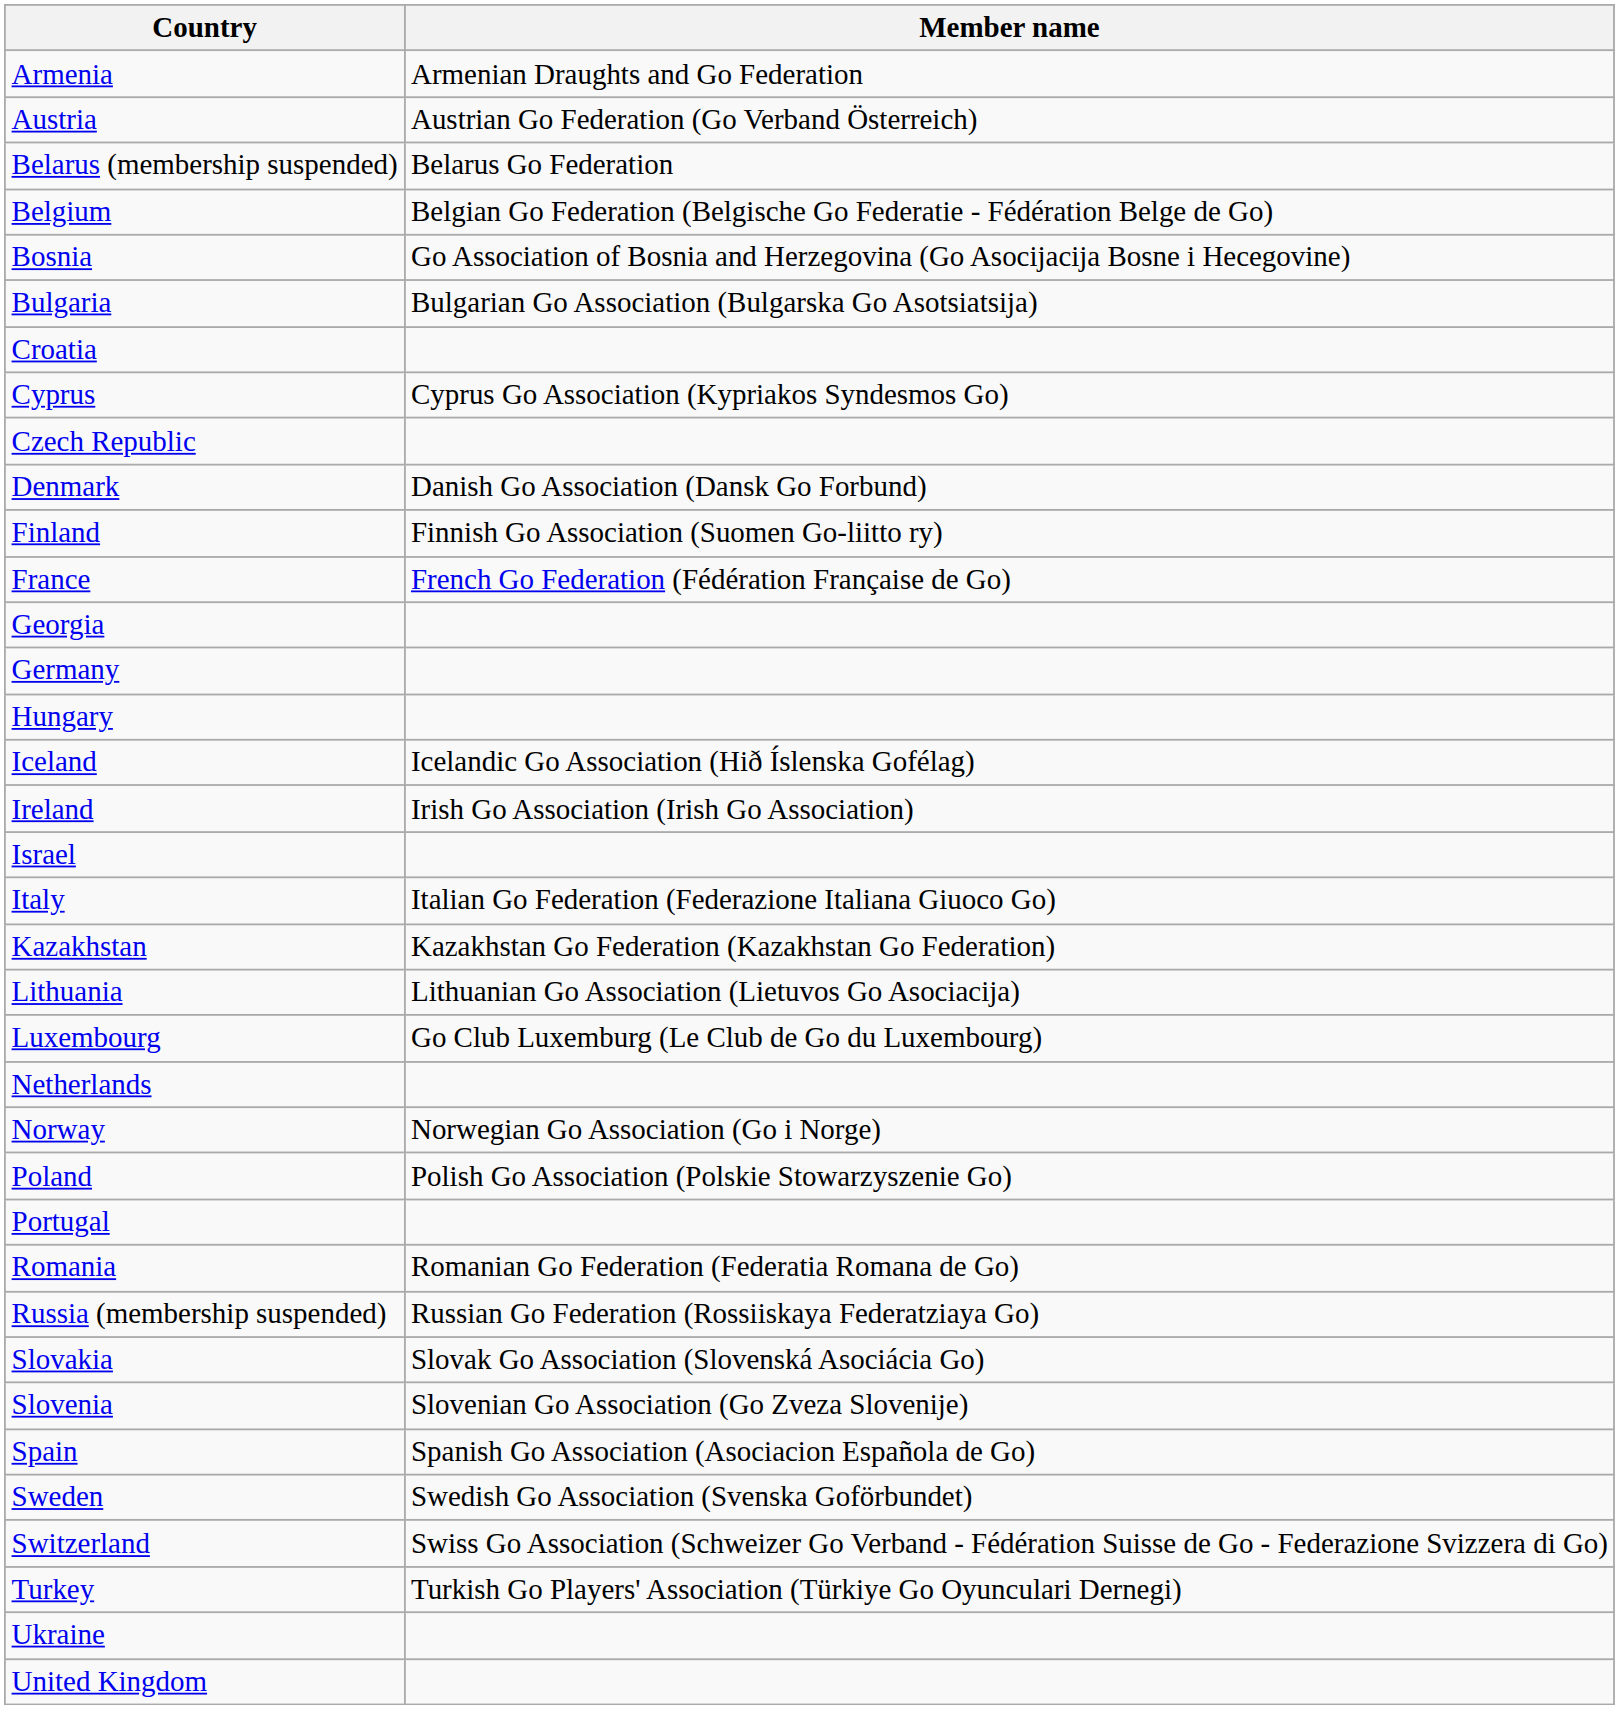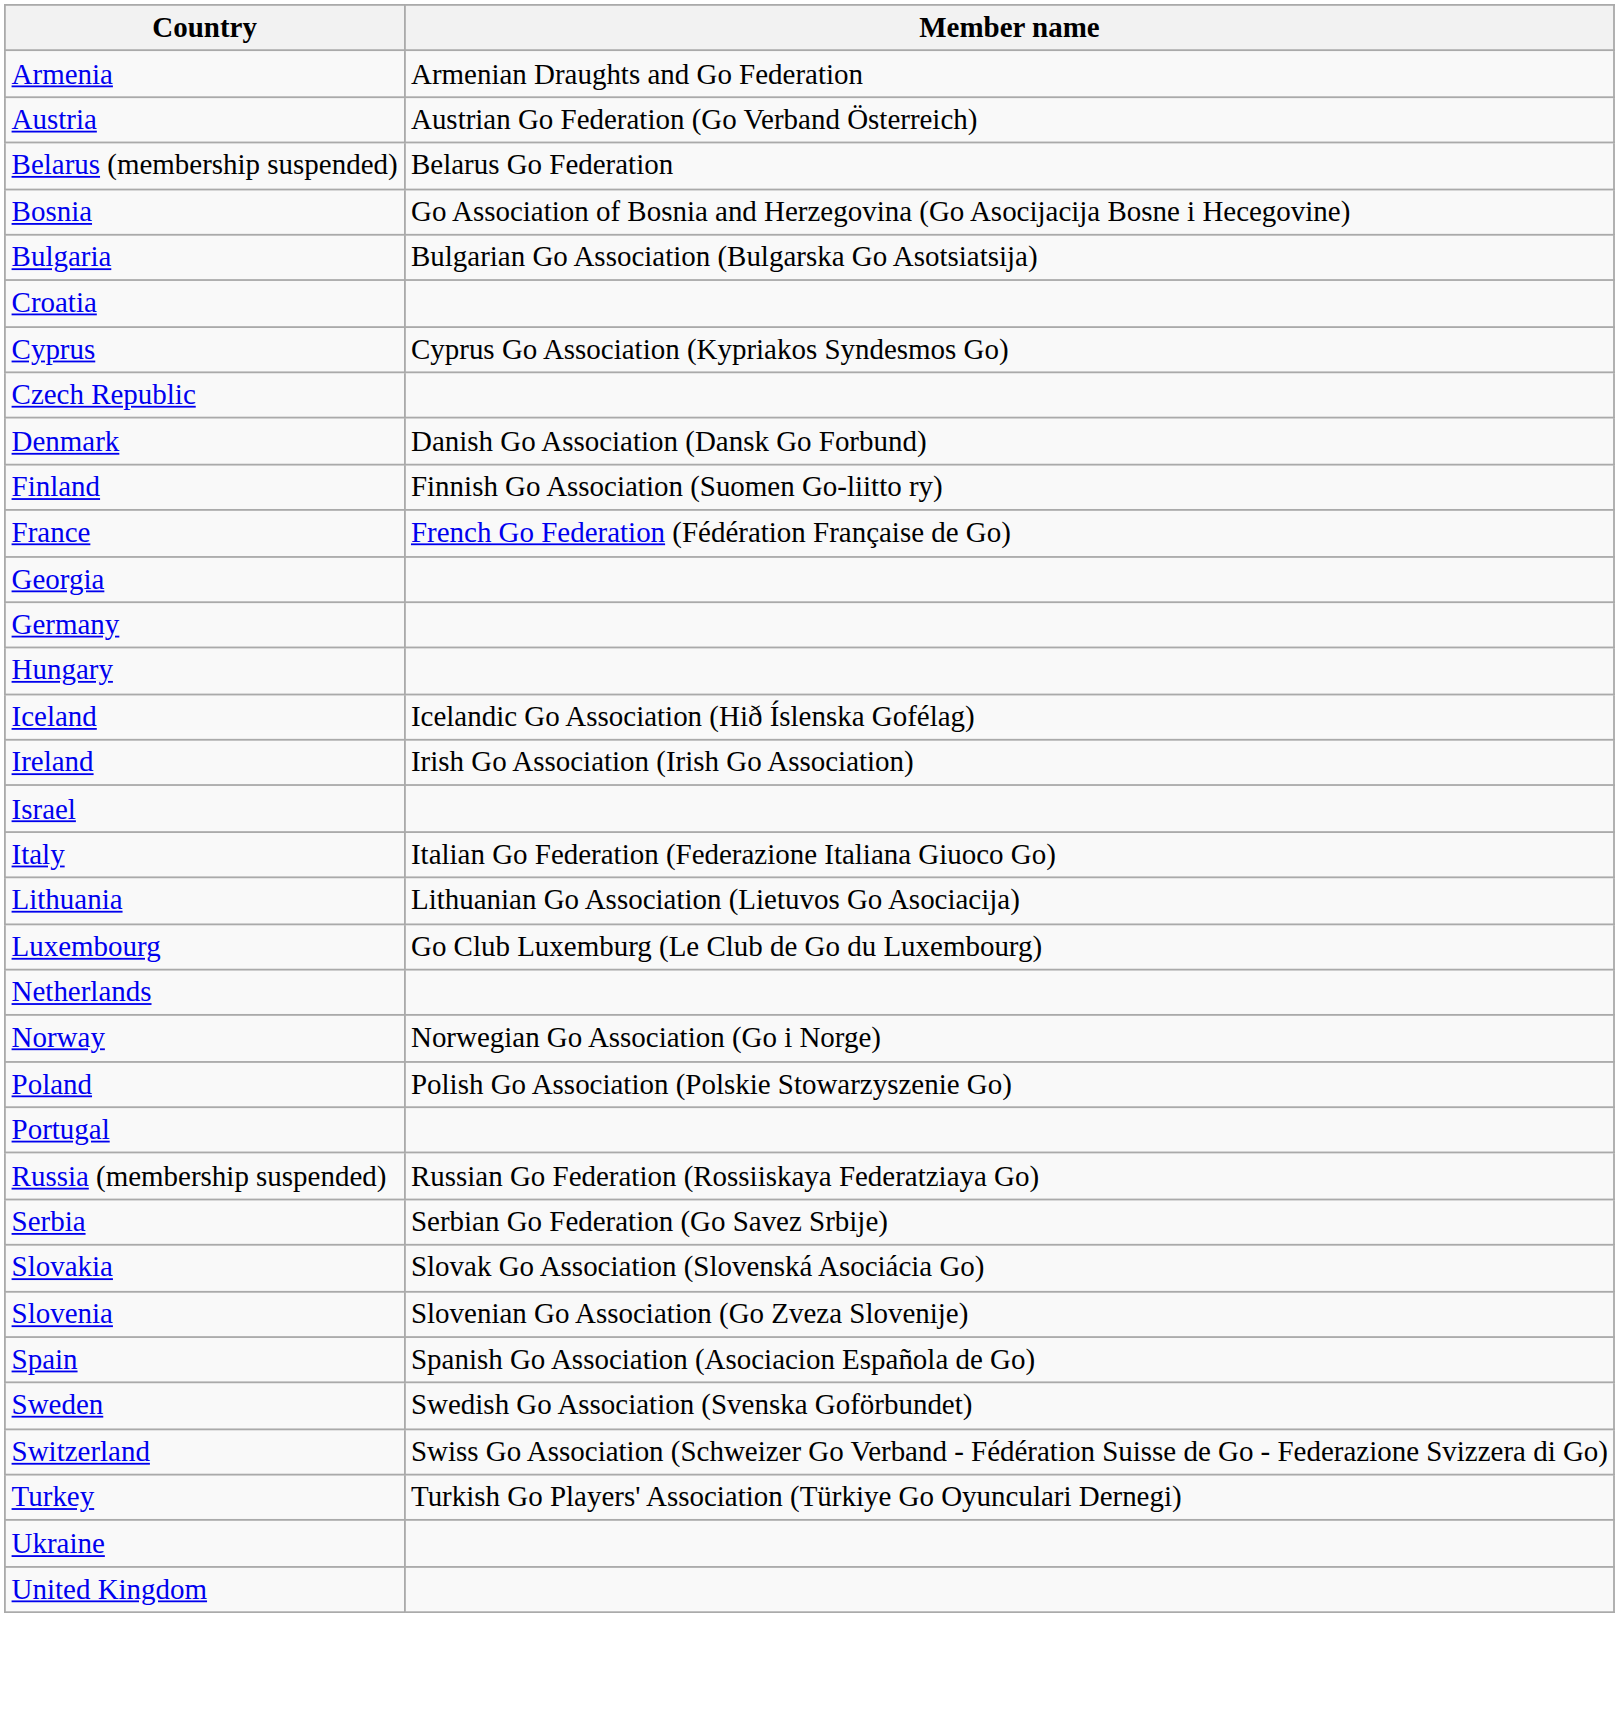- row: (61, 211)
- row: (79, 946)
- row: (64, 1267)
+ row: (49, 1221)
